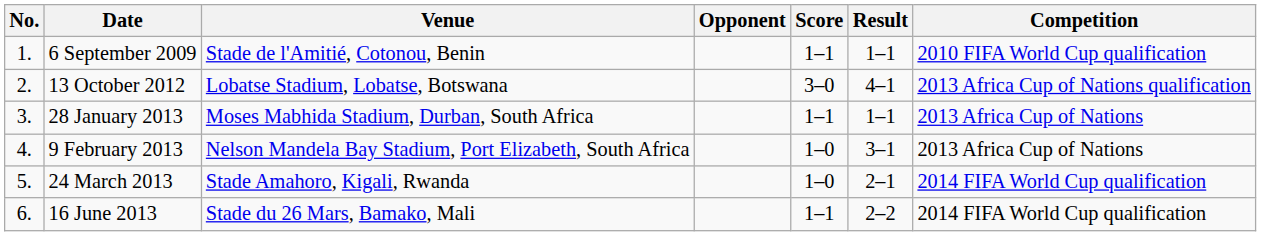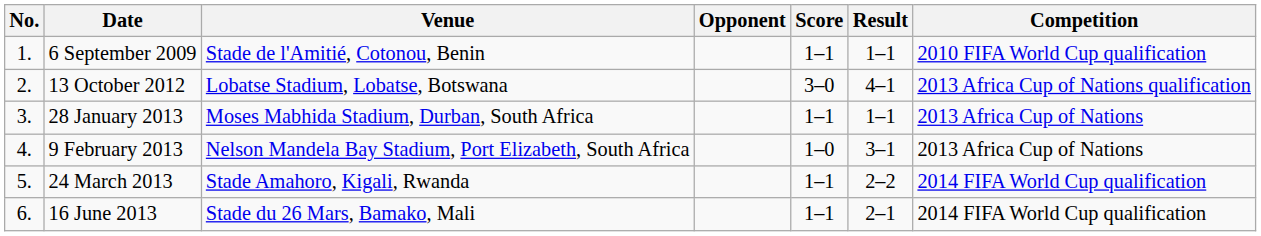(819, 181) 1–0 -> (819, 181) 1–1
(880, 181) 2–1 -> (880, 181) 2–2
(880, 213) 2–2 -> (880, 213) 2–1
